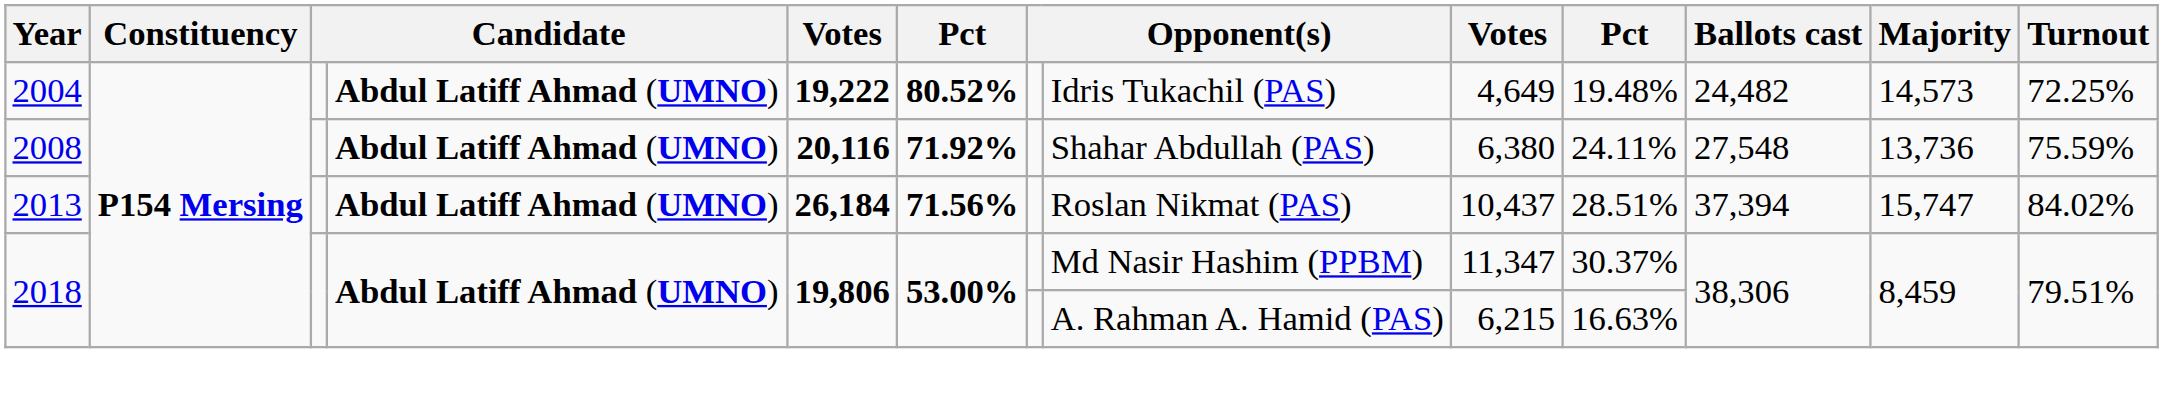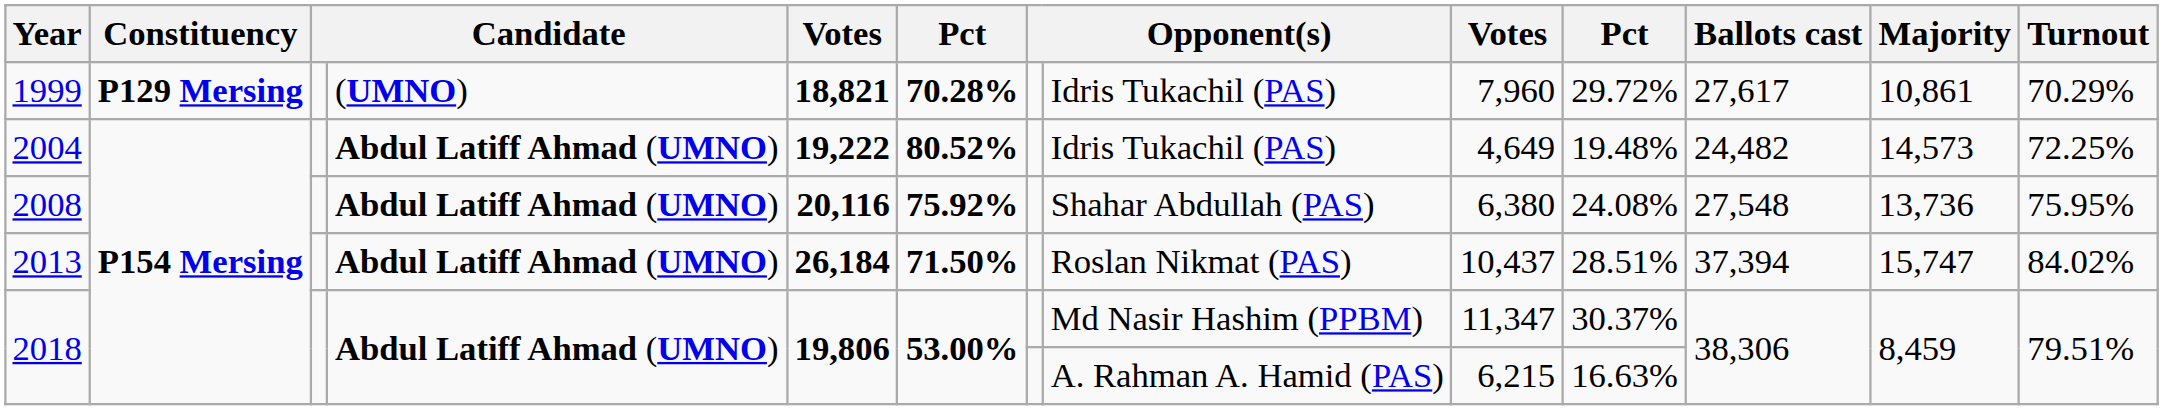+ row: (47, 90)
(962, 147) 71.92% -> (962, 204) 75.92%
(1624, 147) 24.11% -> (1625, 204) 24.08%
(2081, 147) 75.59% -> (2081, 204) 75.95%
(962, 204) 71.56% -> (962, 261) 71.50%
